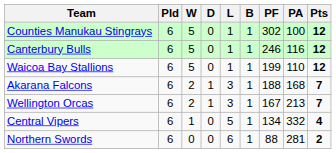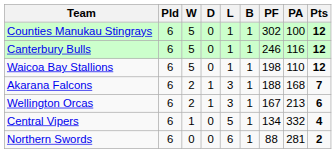(271, 67) 199 -> (271, 67) 198
(319, 103) 7 -> (319, 103) 6
